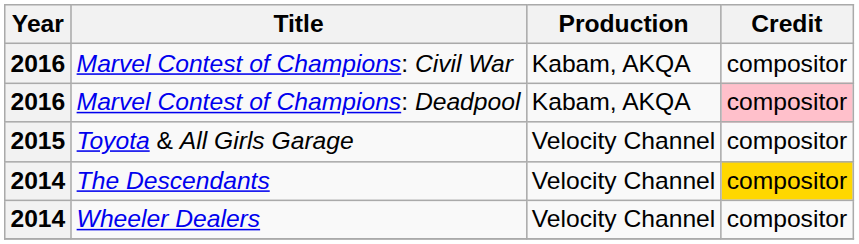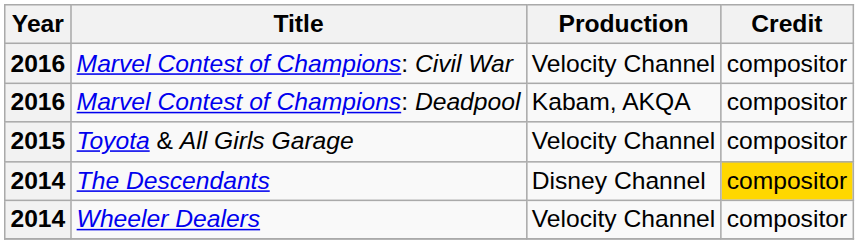(611, 63) Kabam, AKQA -> (624, 63) Velocity Channel
(787, 102) pink background -> (787, 102) no background
(624, 180) Velocity Channel -> (619, 180) Disney Channel
